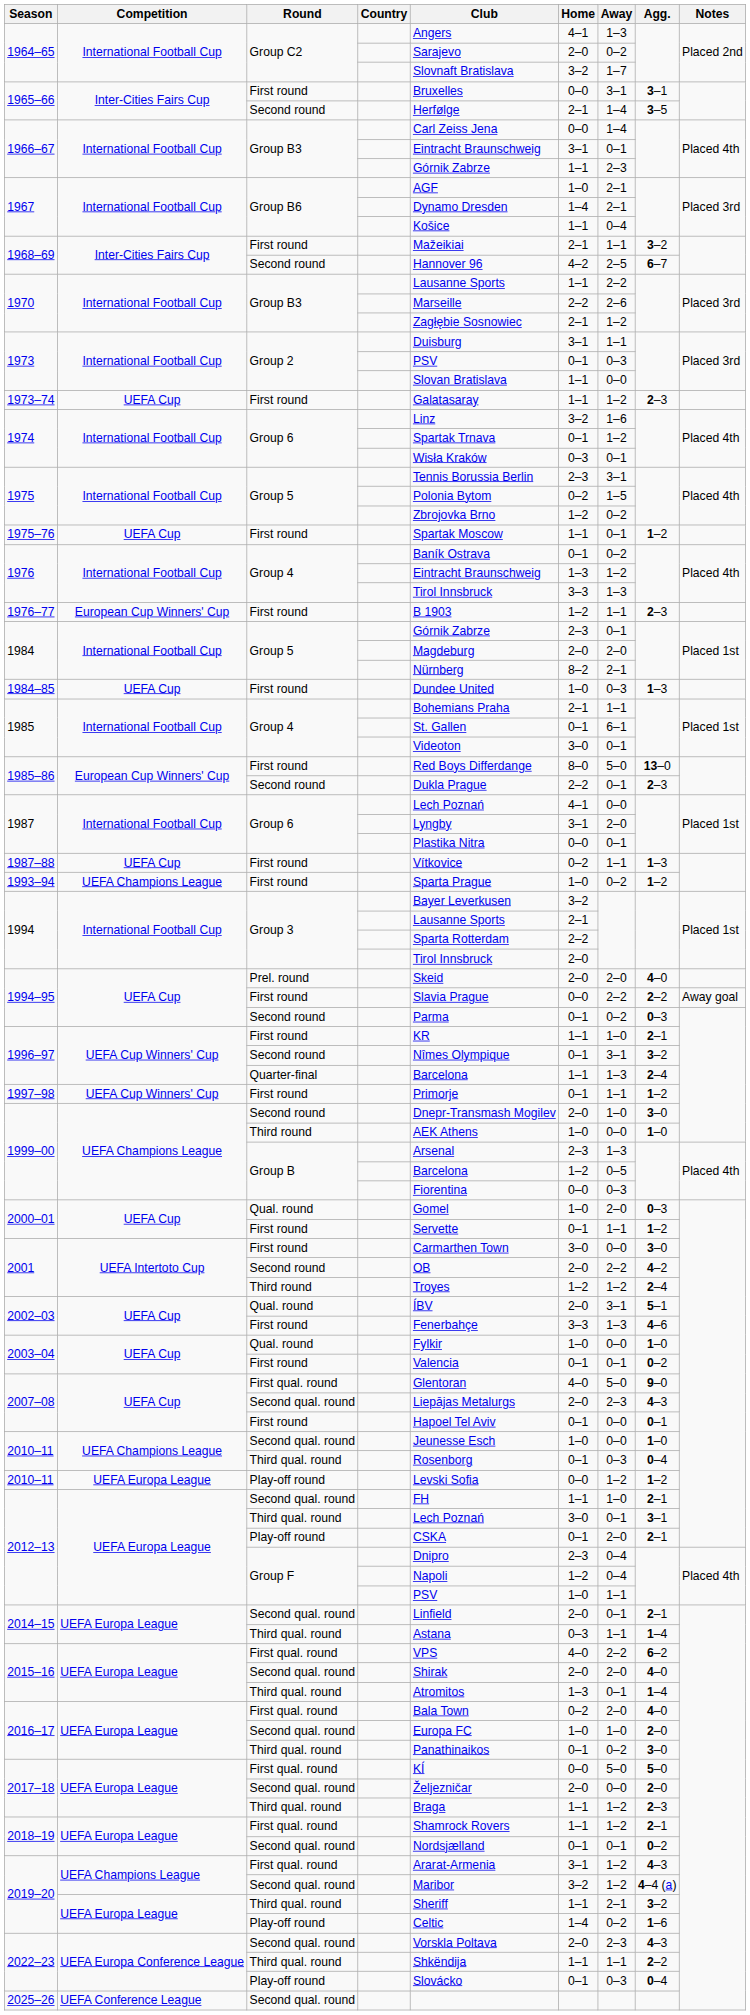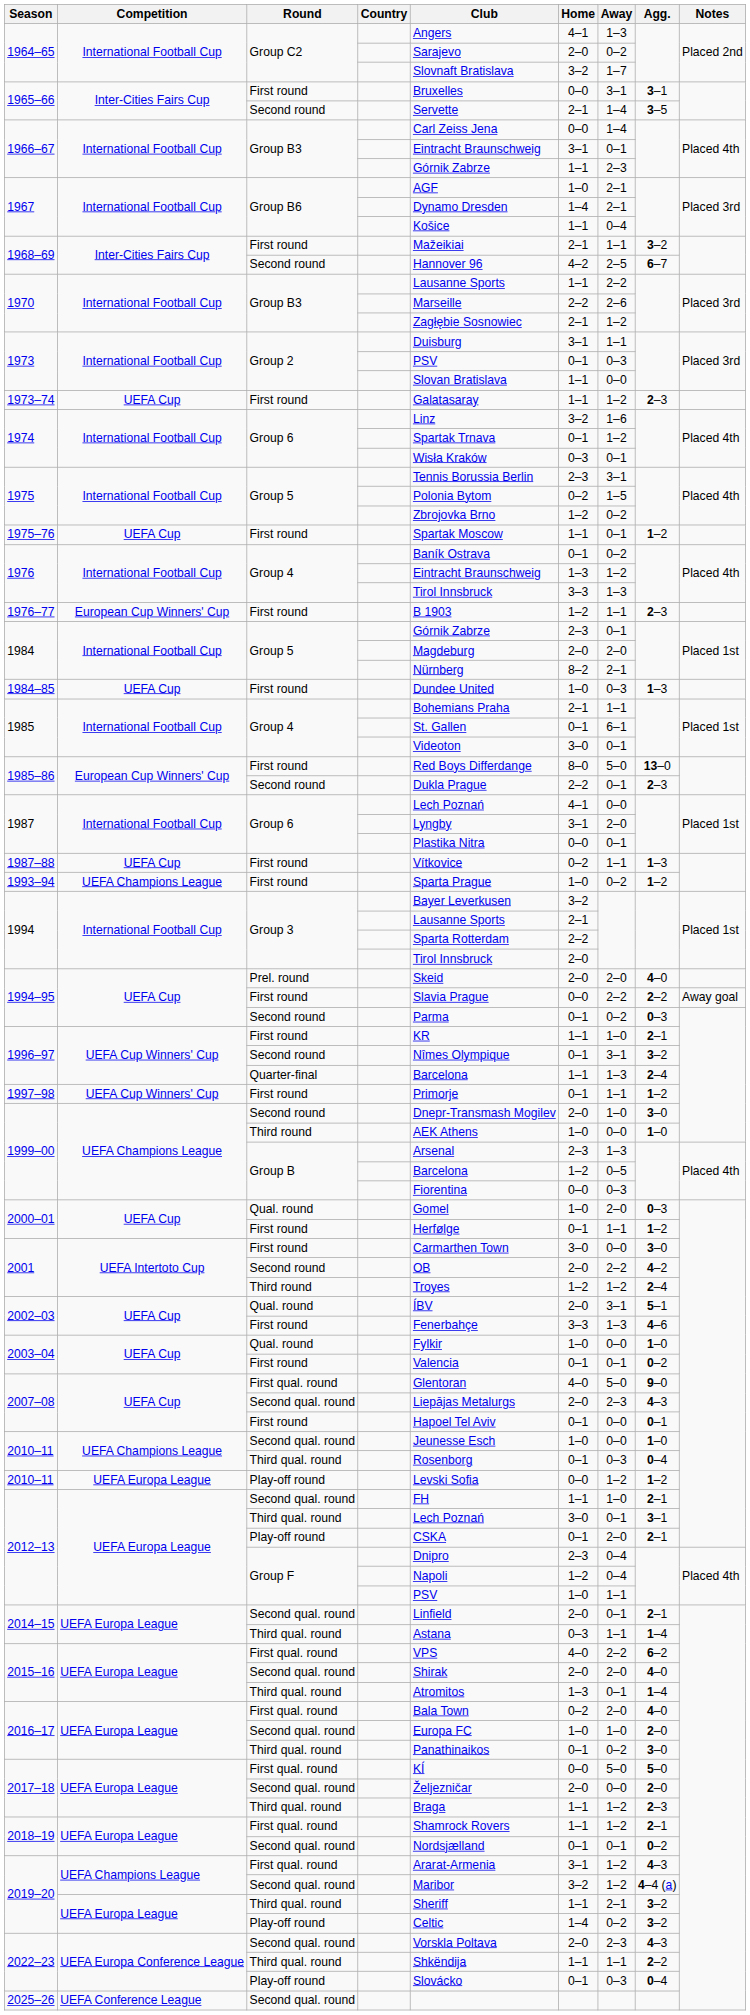(436, 110) Herfølge -> (436, 110) Servette
(436, 1229) Servette -> (436, 1229) Herfølge
(657, 1923) 1–6 -> (657, 1923) 3–2
